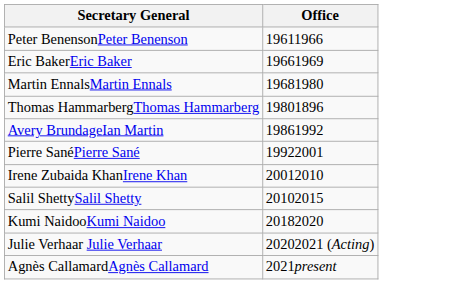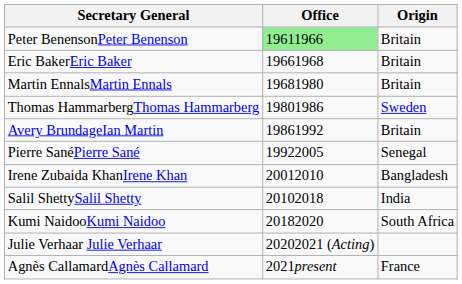+ column: (417, 15)
(294, 38) no background -> (294, 38) lightgreen background
(295, 61) 19661969 -> (295, 61) 19661968
(295, 107) 19801896 -> (295, 107) 19801986
(295, 152) 19922001 -> (295, 152) 19922005
(295, 198) 20102015 -> (295, 198) 20102018
